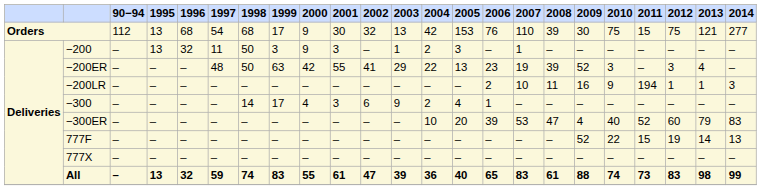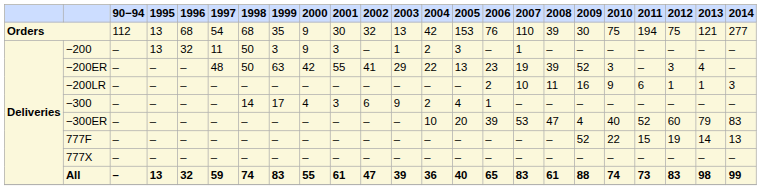(278, 31) 17 -> (278, 31) 35
(644, 31) 15 -> (647, 31) 194
(647, 85) 194 -> (641, 85) 6
